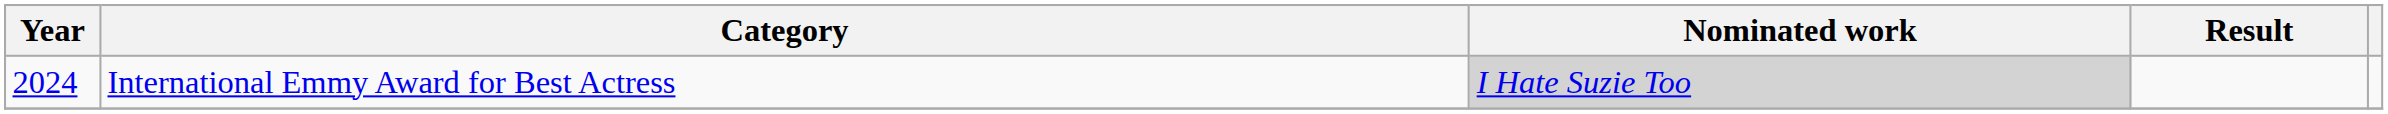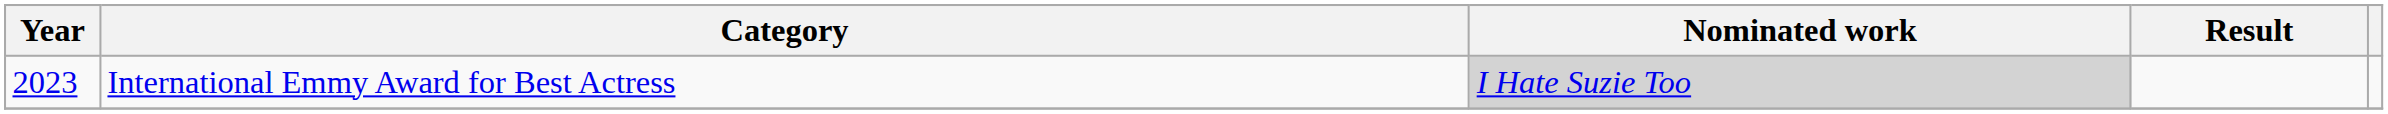(45, 81) 2024 -> (45, 81) 2023
